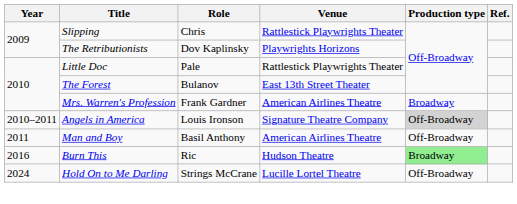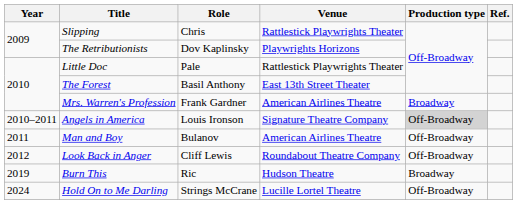(200, 84) Bulanov -> (213, 84) Basil Anthony
(213, 137) Basil Anthony -> (200, 137) Bulanov
+ row: (107, 155)
(18, 155) 2016 -> (18, 173) 2019
(431, 155) lightgreen background -> (431, 173) no background
